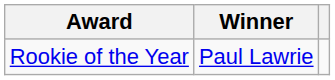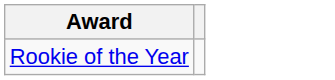- column: (256, 21)
